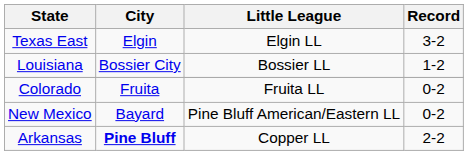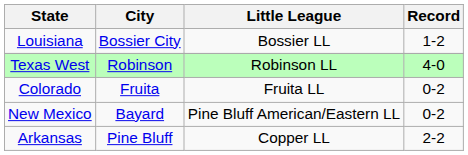- row: (50, 41)
+ row: (50, 65)
(140, 138) bold -> (140, 138) normal
